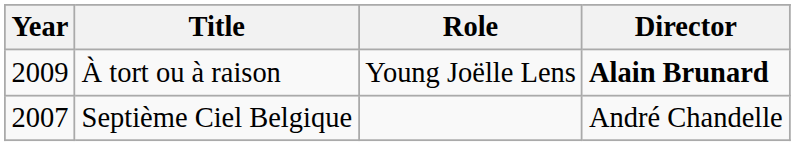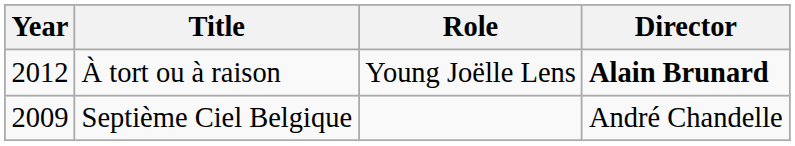(40, 72) 2009 -> (40, 72) 2012
(40, 117) 2007 -> (40, 117) 2009
